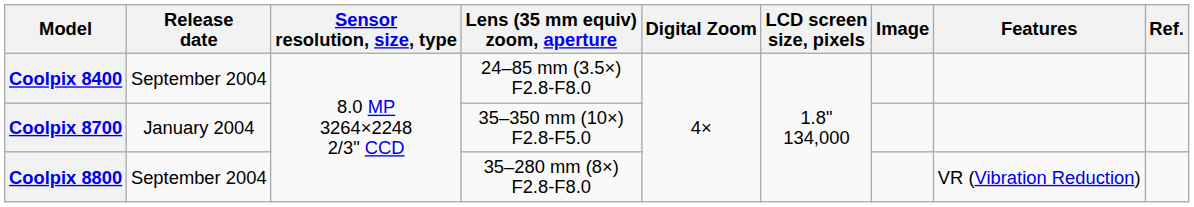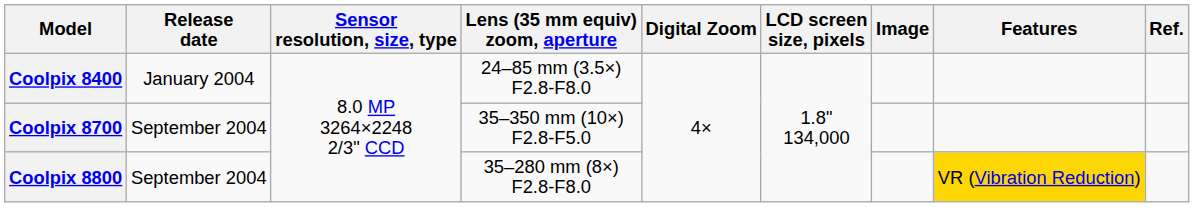(199, 78) September 2004 -> (199, 78) January 2004
(199, 127) January 2004 -> (199, 127) September 2004
(1039, 176) no background -> (1039, 176) gold background
